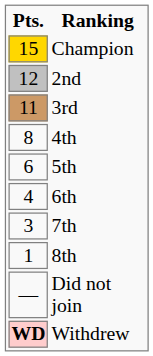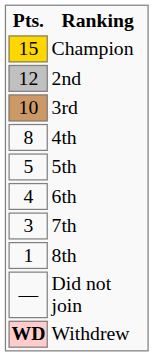(28, 108) 11 -> (28, 108) 10
(28, 167) 6 -> (28, 167) 5
